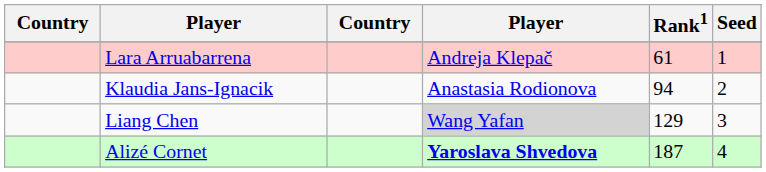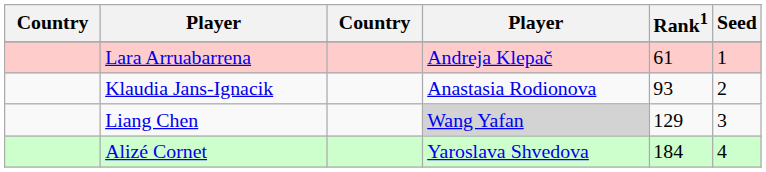(663, 88) 94 -> (663, 88) 93
(512, 151) bold -> (508, 151) normal
(668, 151) 187 -> (668, 151) 184
